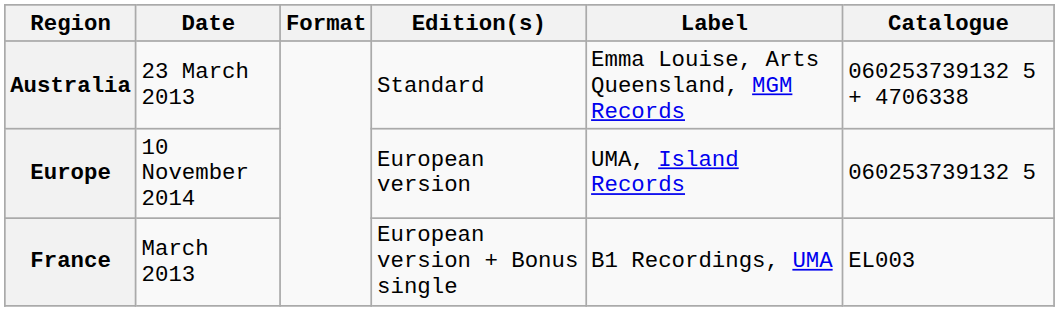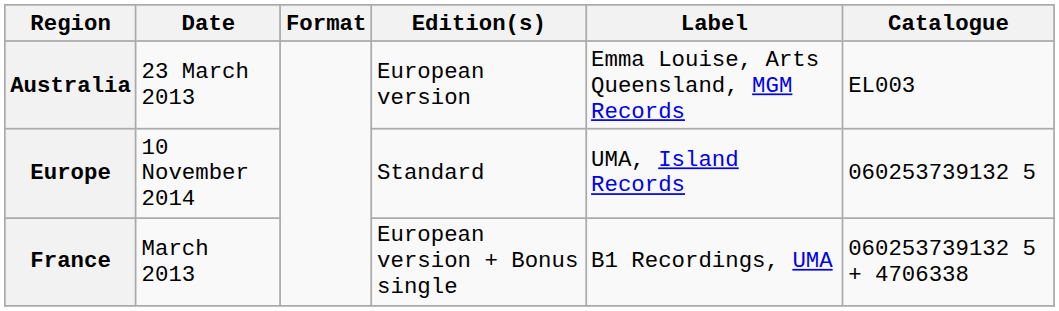(431, 85) Standard -> (431, 85) European version
(942, 85) 060253739132 5 + 4706338 -> (882, 85) EL003
(431, 173) European version -> (431, 173) Standard
(882, 261) EL003 -> (942, 261) 060253739132 5 + 4706338
